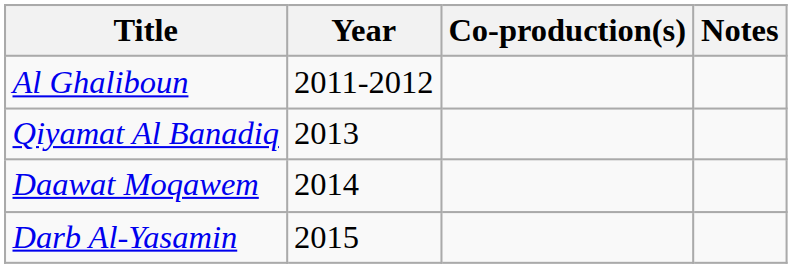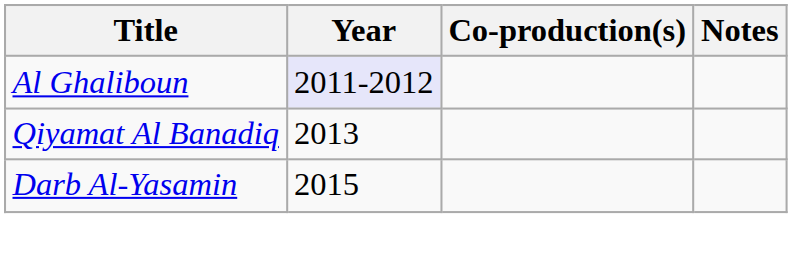(364, 81) no background -> (364, 81) lavender background
- row: (136, 184)
